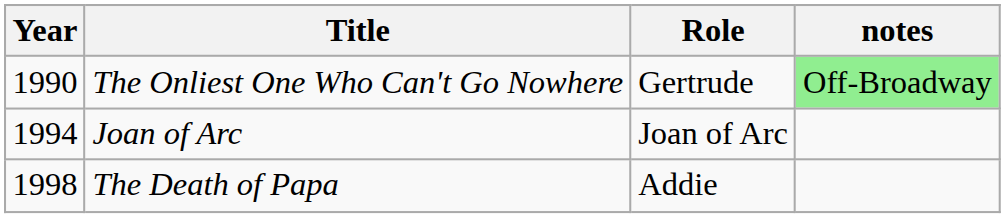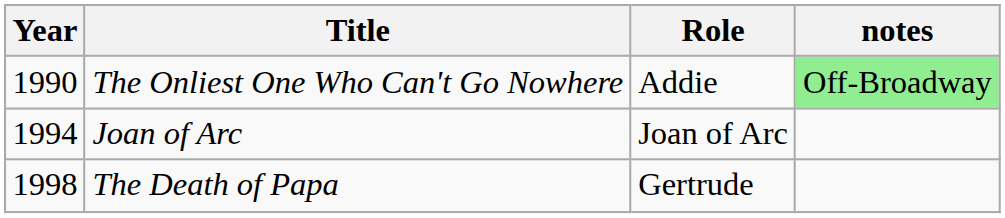(696, 81) Gertrude -> (678, 81) Addie
(678, 184) Addie -> (696, 184) Gertrude
